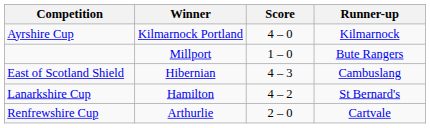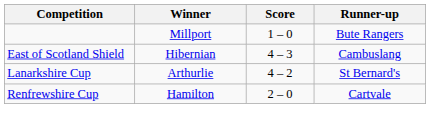- row: (40, 34)
(190, 93) Hamilton -> (190, 73) Arthurlie
(190, 113) Arthurlie -> (190, 93) Hamilton
